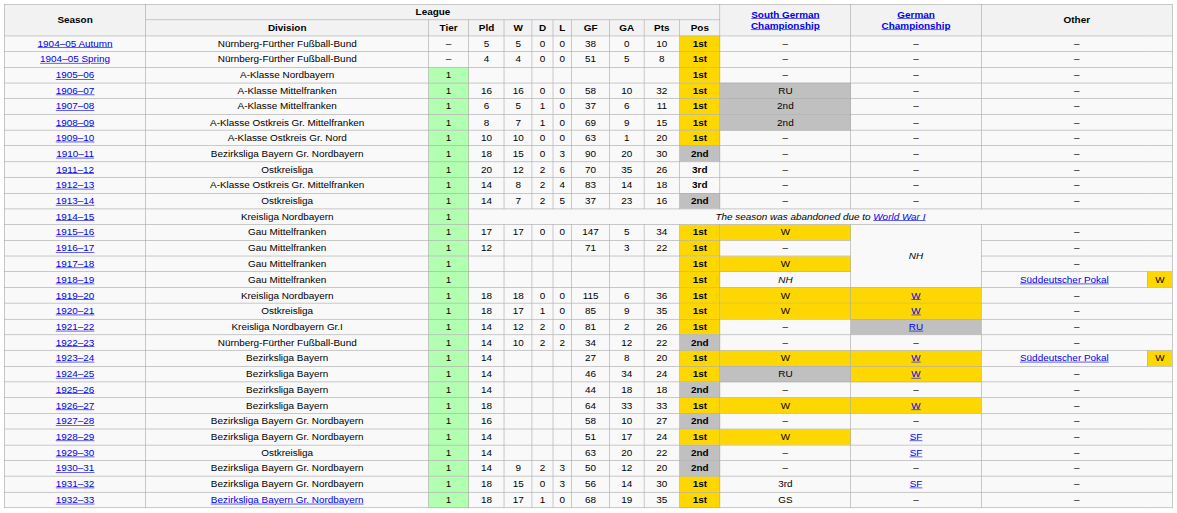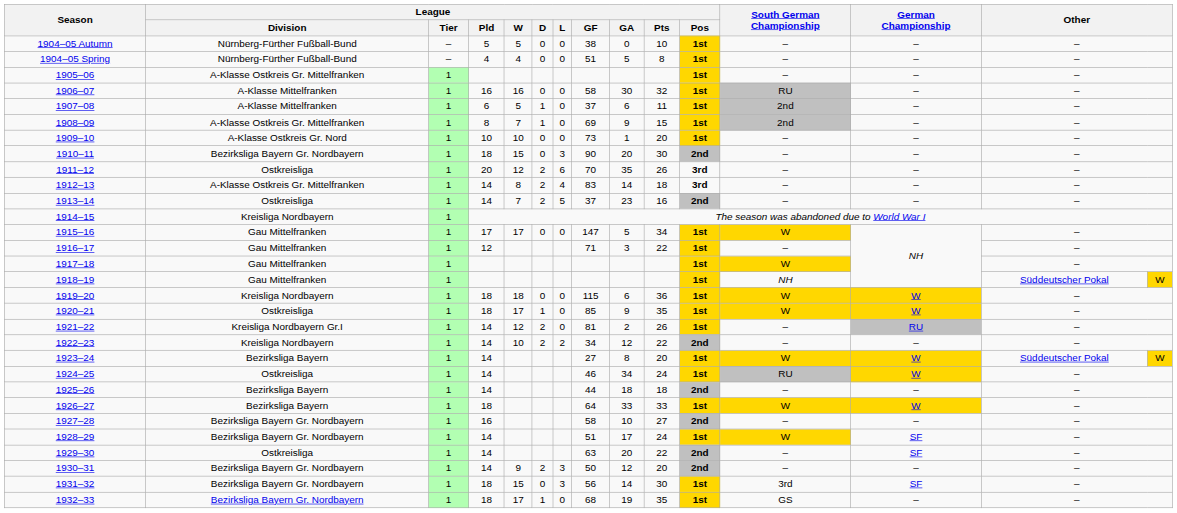(287, 75) A-Klasse Nordbayern -> (287, 75) A-Klasse Ostkreis Gr. Mittelfranken
(627, 91) 10 -> (627, 91) 30
(591, 138) 63 -> (591, 138) 73
(287, 342) Nürnberg-Fürther Fußball-Bund -> (287, 342) Kreisliga Nordbayern
(287, 374) Bezirksliga Bayern -> (287, 374) Ostkreisliga
